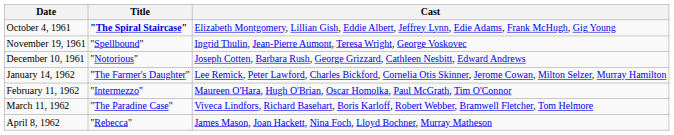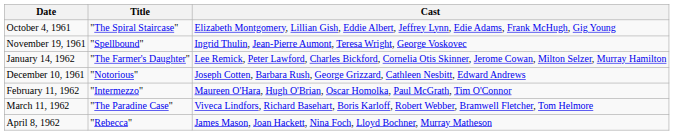(139, 28) bold -> (134, 28) normal
rows swapped: (46, 59) <-> (41, 75)
